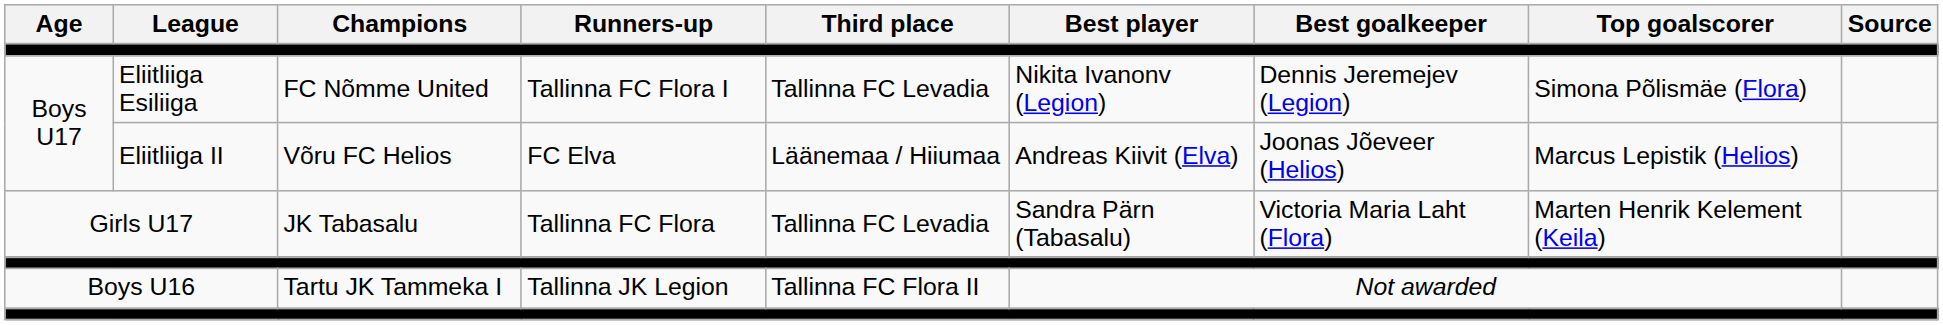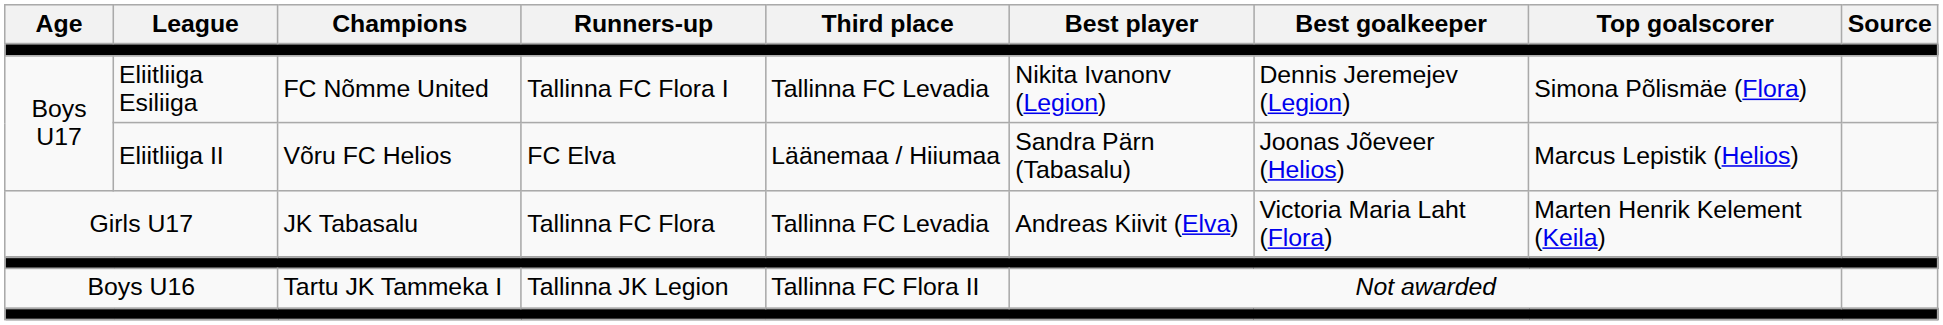(1127, 156) Andreas Kiivit (Elva) -> (1085, 156) Sandra Pärn (Tabasalu)
(1085, 223) Sandra Pärn (Tabasalu) -> (1127, 223) Andreas Kiivit (Elva)
